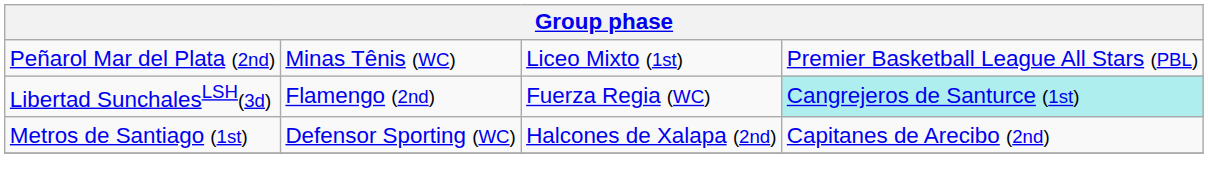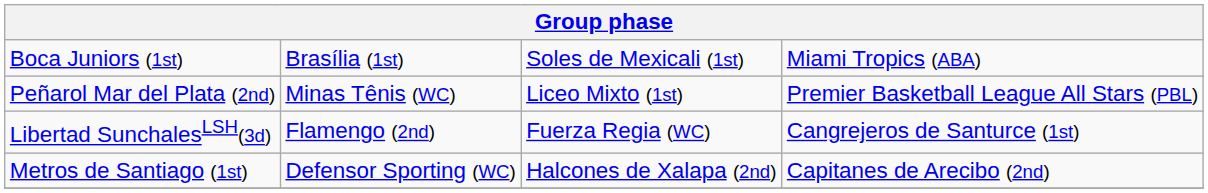+ row: (96, 57)
(933, 96) paleturquoise background -> (933, 131) no background
